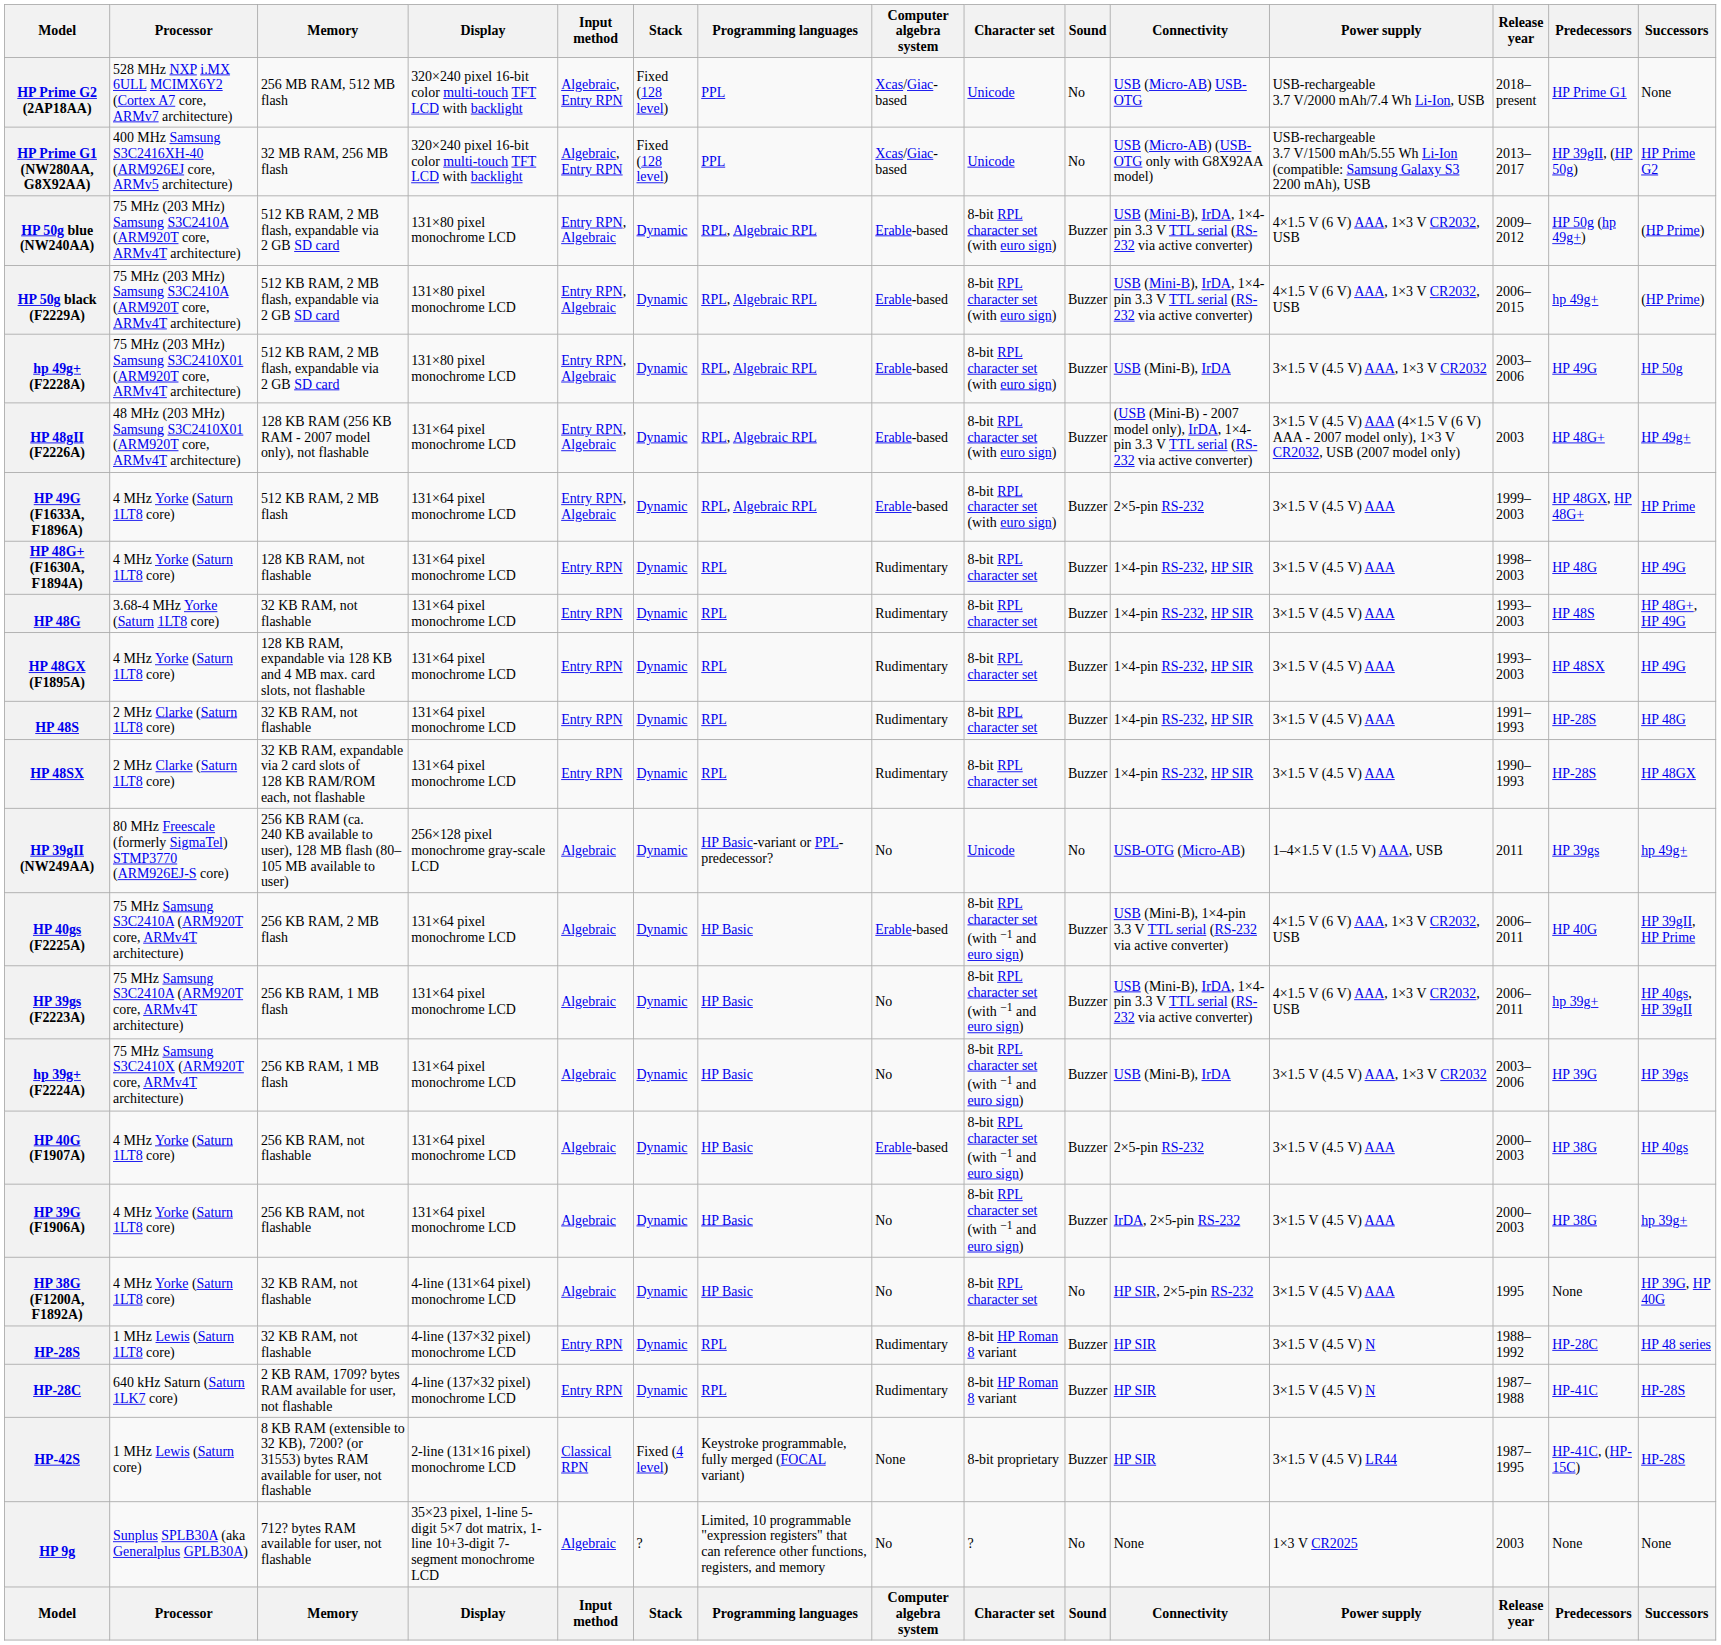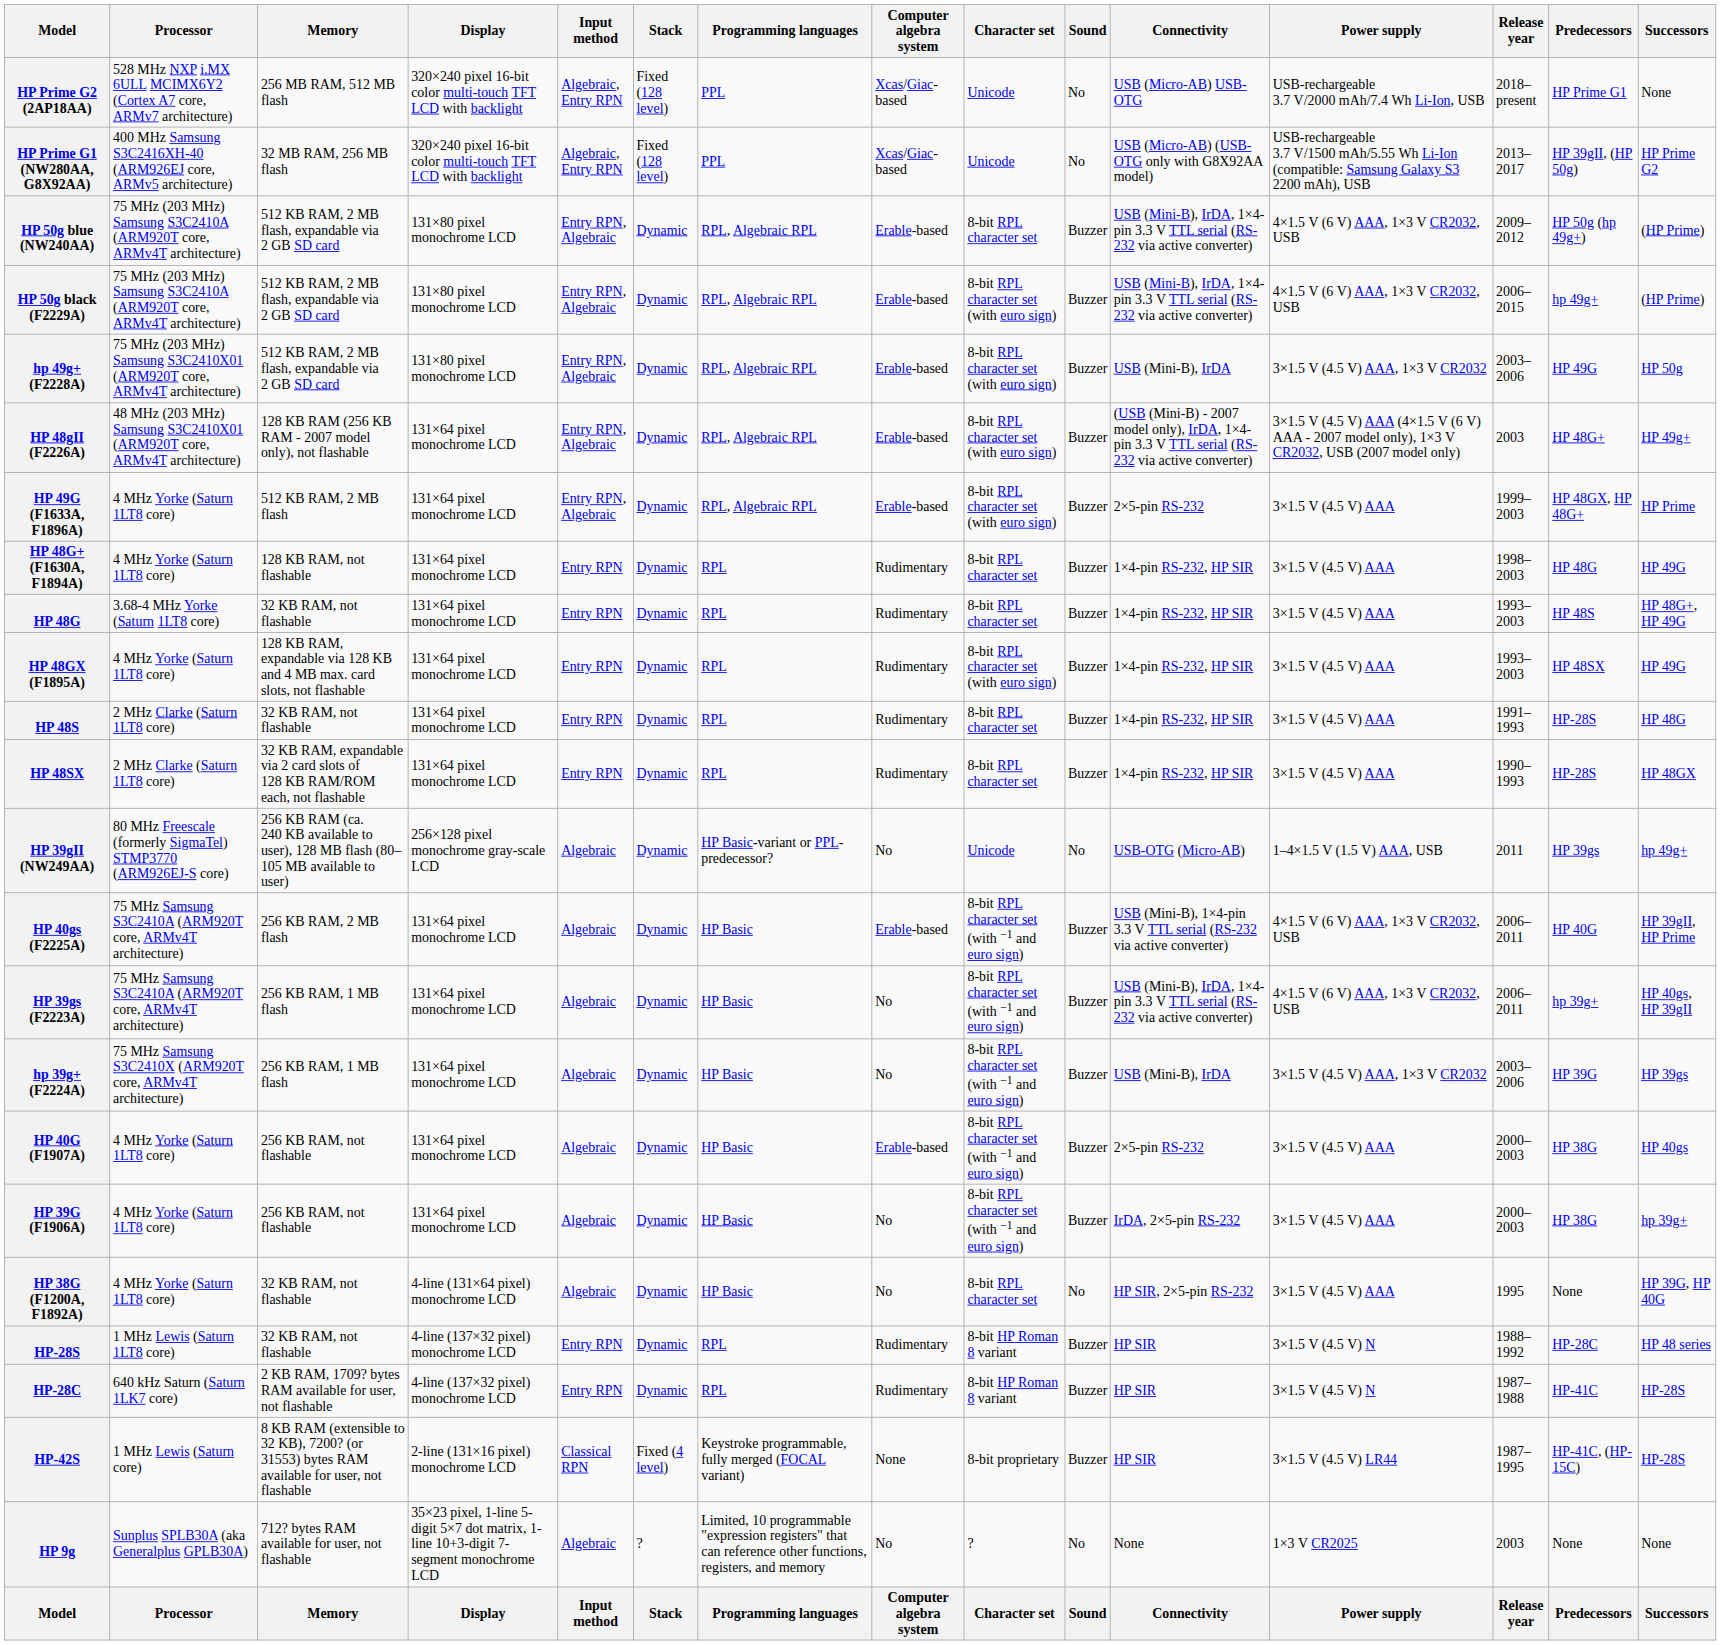(1012, 230) 8-bit RPL character set (with euro sign) -> (1002, 230) 8-bit RPL character set
(1002, 666) 8-bit RPL character set -> (1012, 666) 8-bit RPL character set (with euro sign)
